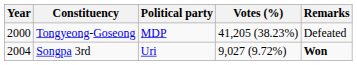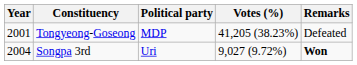(19, 32) 2000 -> (19, 32) 2001
